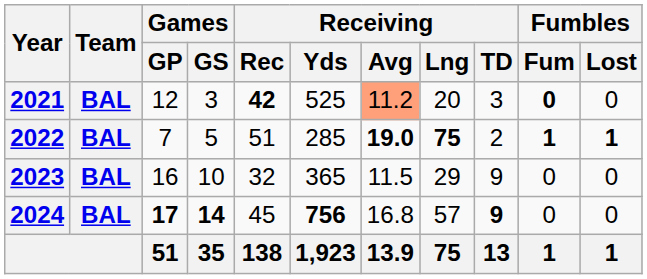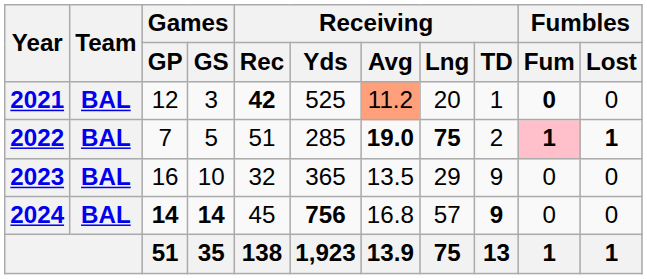(497, 100) 3 -> (497, 100) 1
(549, 138) no background -> (549, 138) pink background
(390, 176) 11.5 -> (390, 176) 13.5
(165, 215) 17 -> (165, 215) 14
